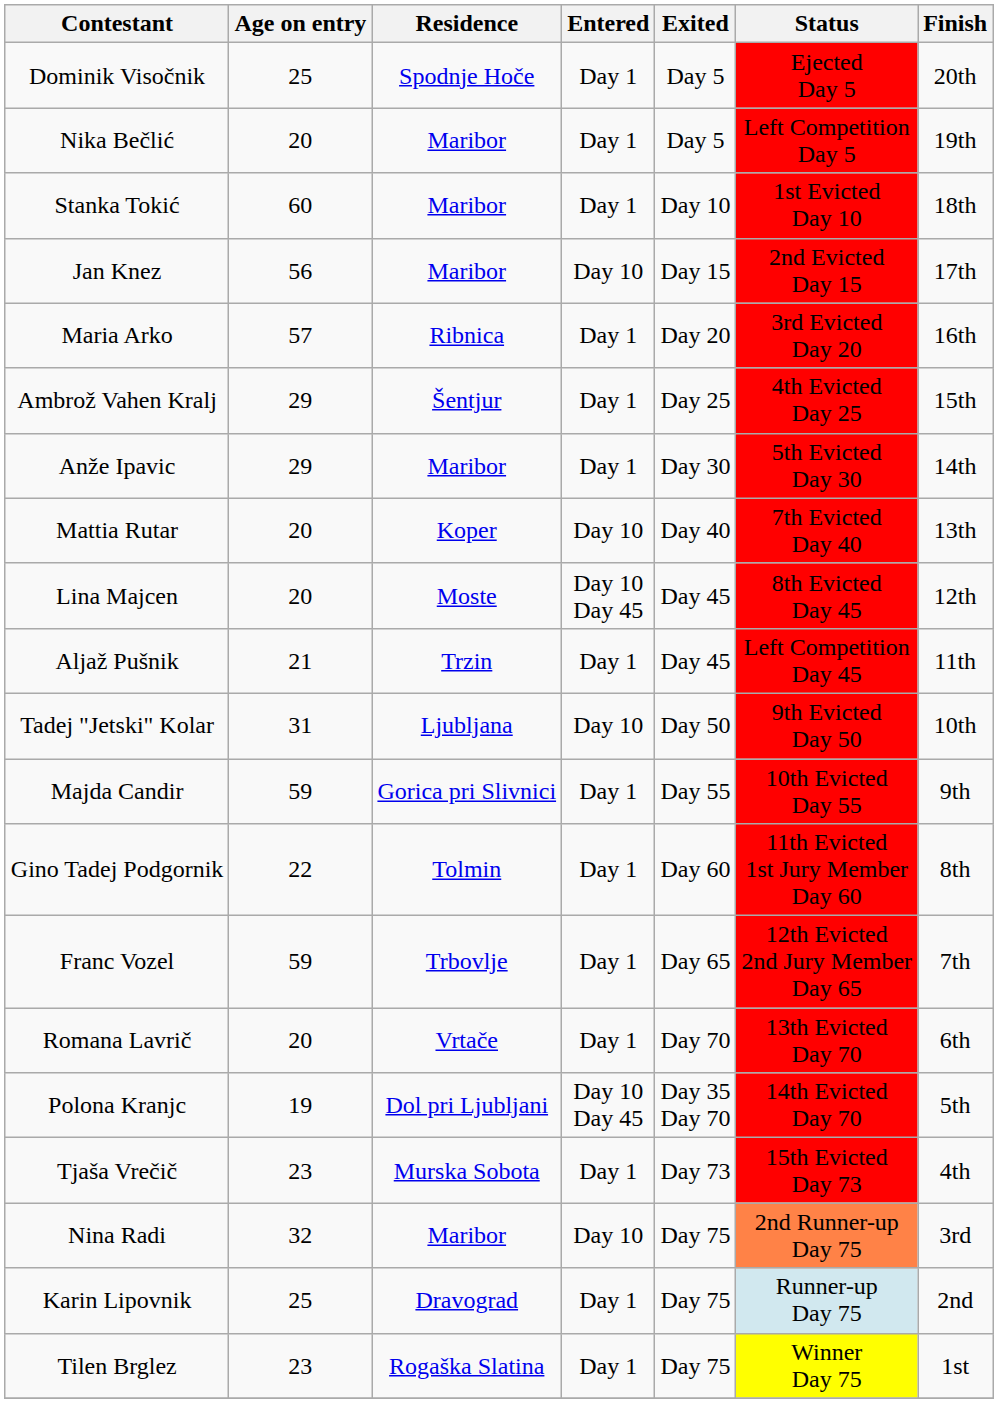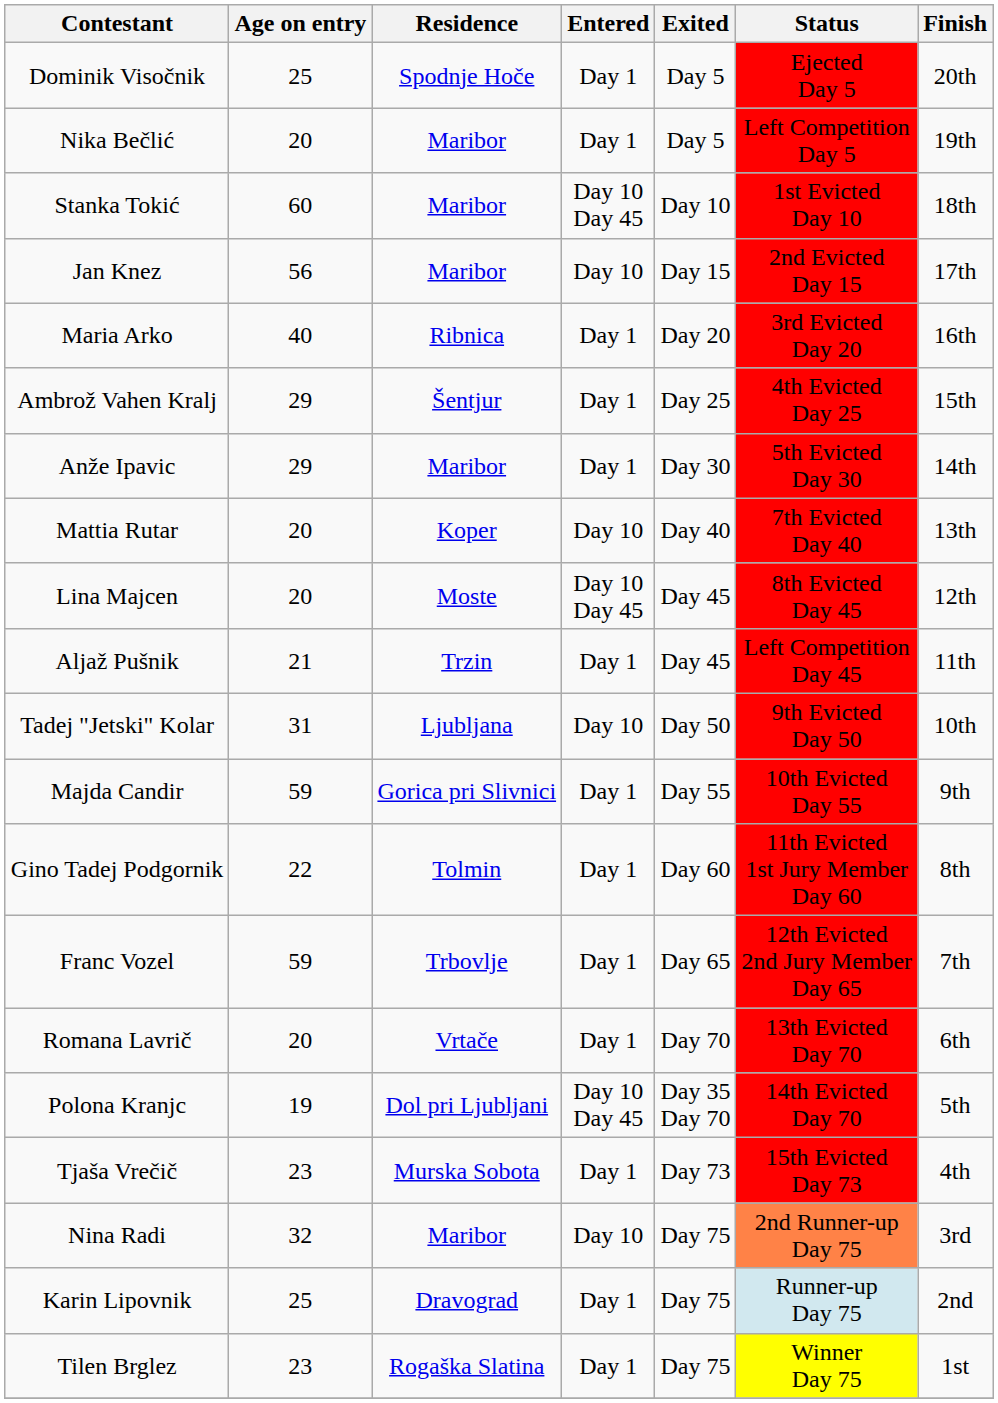(608, 205) Day 1 -> (608, 205) Day 10 Day 45
(300, 335) 57 -> (300, 335) 40
